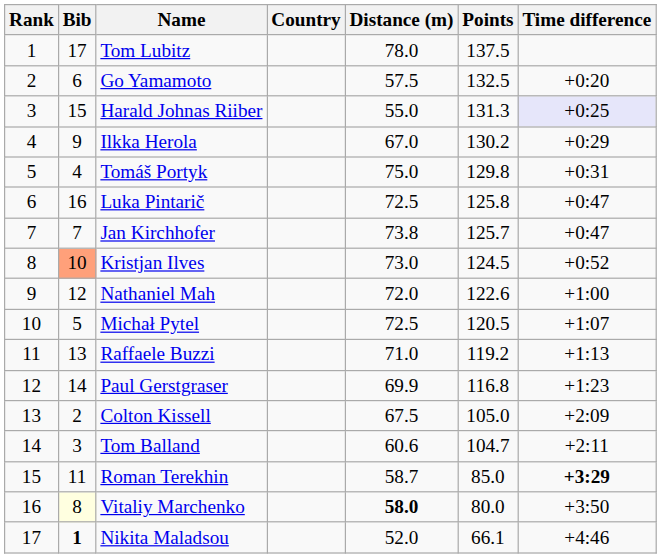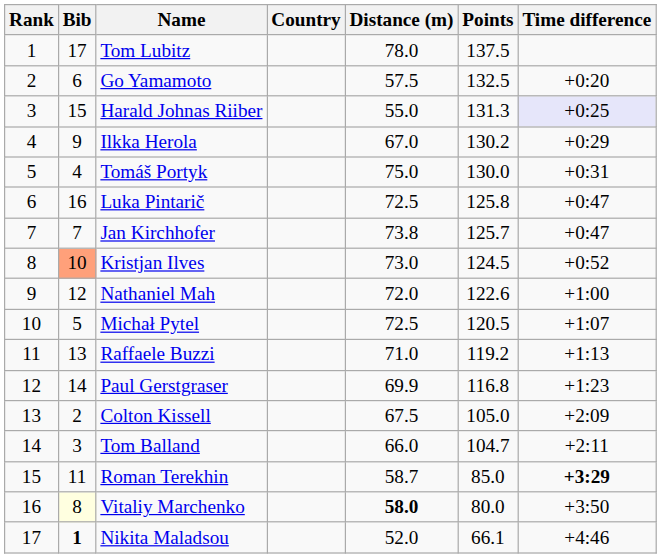(488, 171) 129.8 -> (488, 171) 130.0
(401, 446) 60.6 -> (401, 446) 66.0
